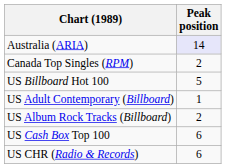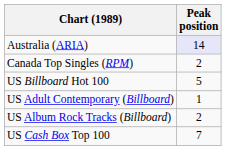(199, 136) 6 -> (199, 136) 7
- row: (73, 154)
